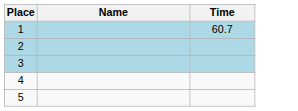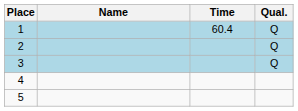+ column: (274, 13)
(222, 30) 60.7 -> (222, 30) 60.4
